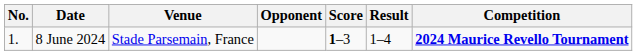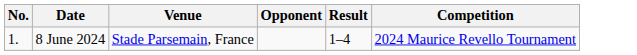- column: (346, 15)
(522, 38) bold -> (475, 38) normal
